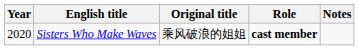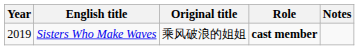(19, 34) 2020 -> (19, 34) 2019
